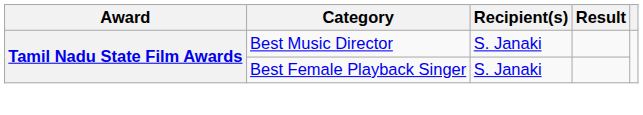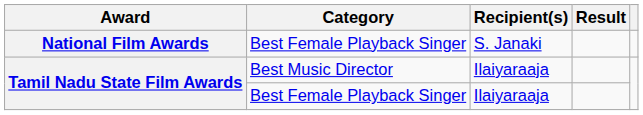+ row: (125, 43)
(508, 43) S. Janaki -> (511, 69) Ilaiyaraaja
(508, 69) S. Janaki -> (511, 95) Ilaiyaraaja
